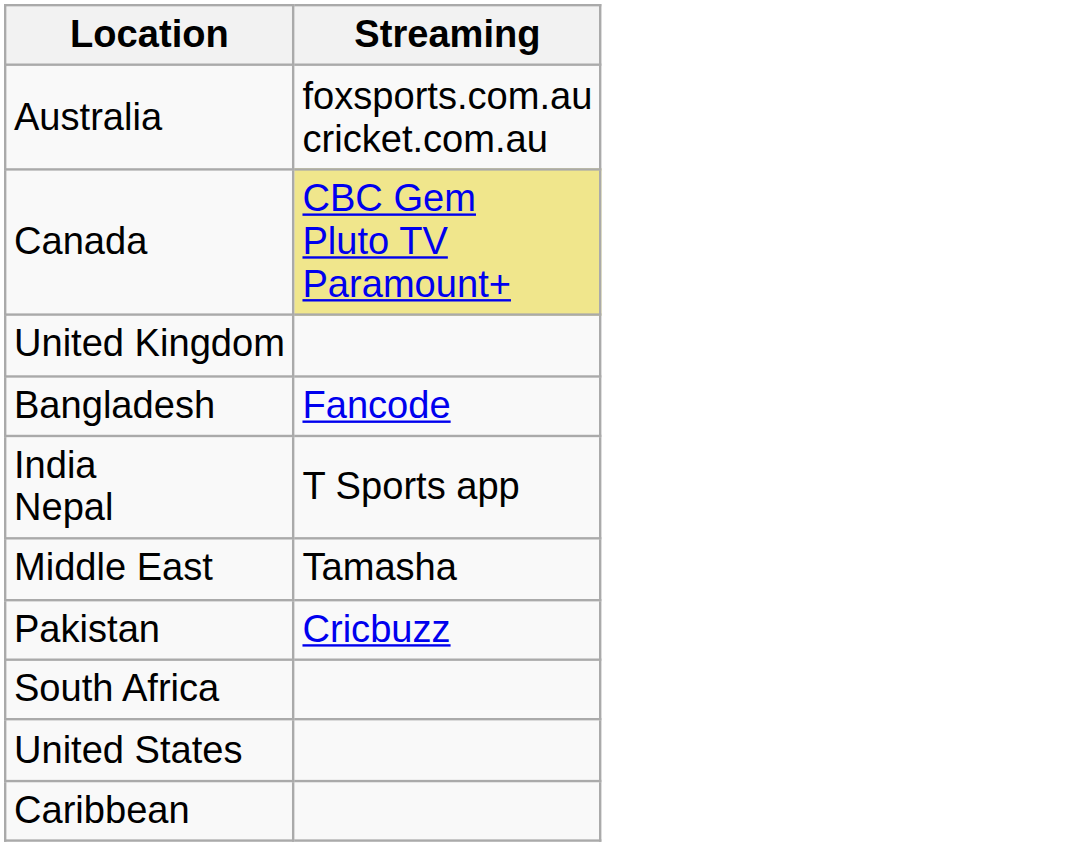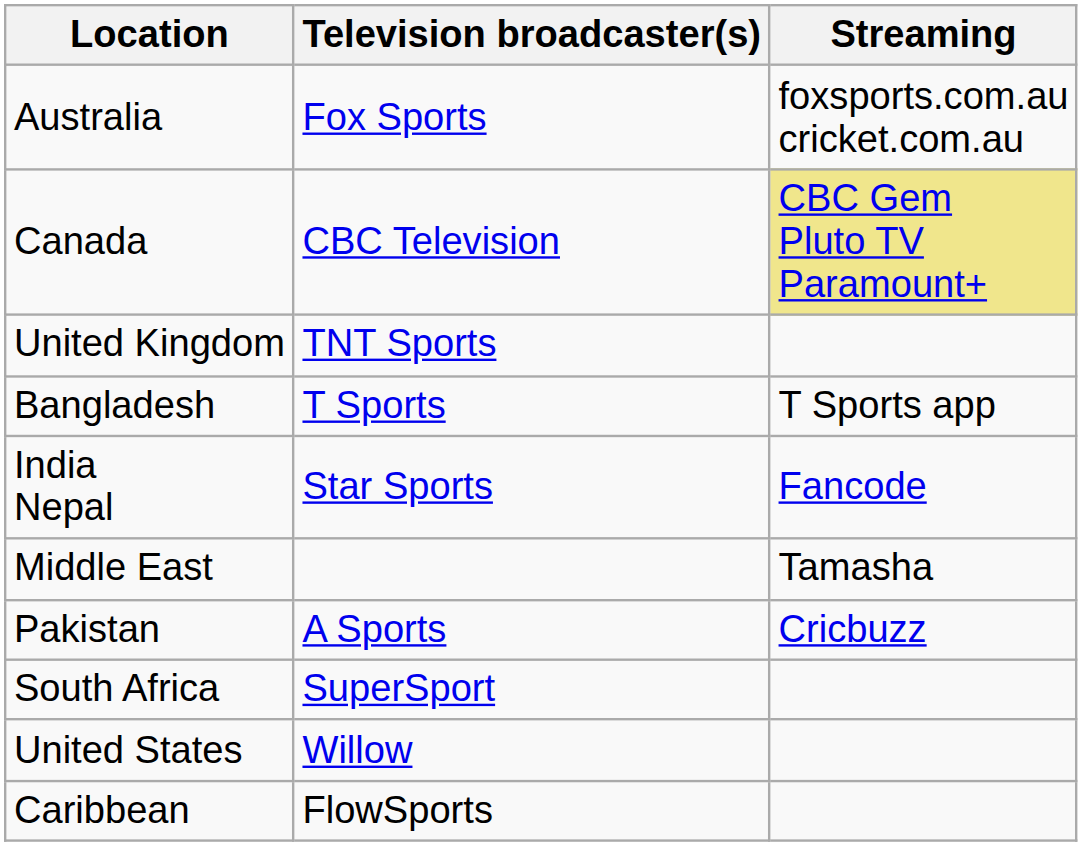+ column: (532, 34)
(377, 404) Fancode -> (887, 404) T Sports app
(411, 486) T Sports app -> (853, 486) Fancode
